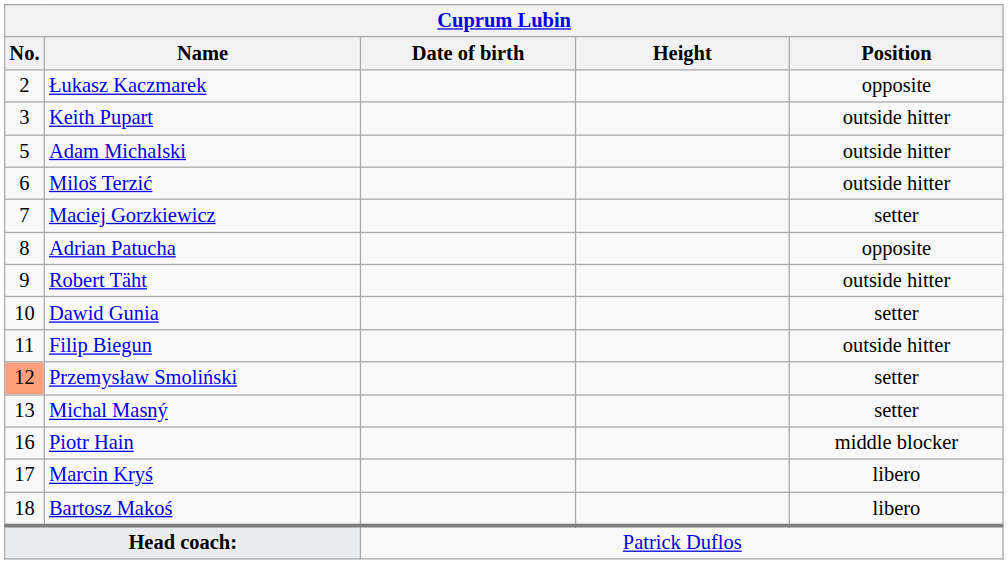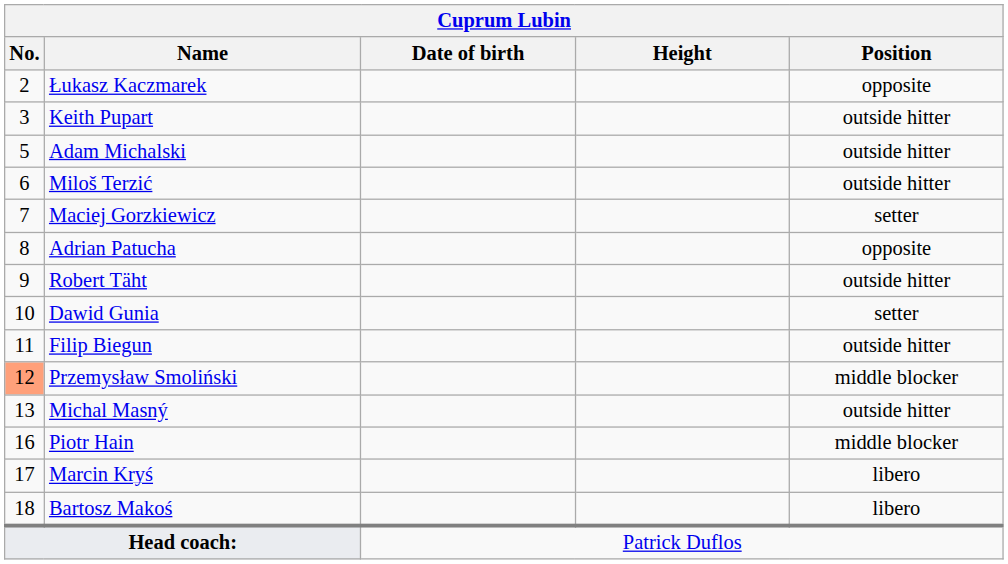(896, 378) setter -> (896, 378) middle blocker
(896, 410) setter -> (896, 410) outside hitter
